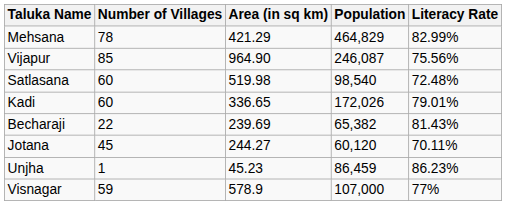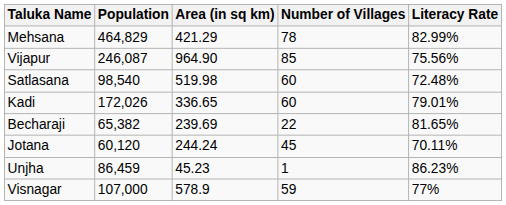columns swapped: (370, 15) <-> (160, 15)
(435, 124) 81.43% -> (435, 124) 81.65%
(250, 146) 244.27 -> (196, 146) 244.24
